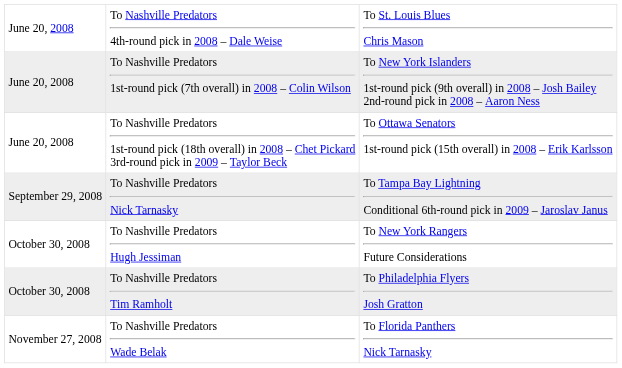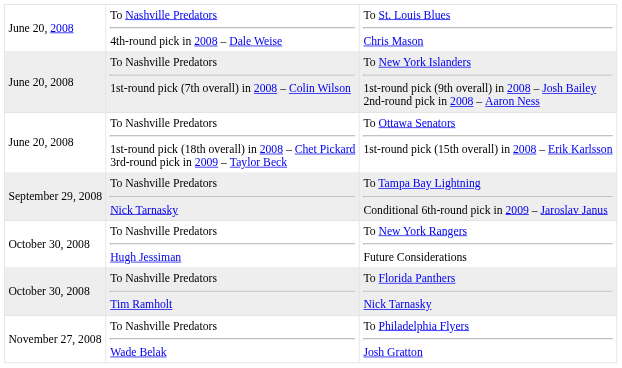(488, 291) To Philadelphia Flyers Josh Gratton -> (488, 291) To Florida Panthers Nick Tarnasky
(488, 339) To Florida Panthers Nick Tarnasky -> (488, 339) To Philadelphia Flyers Josh Gratton
